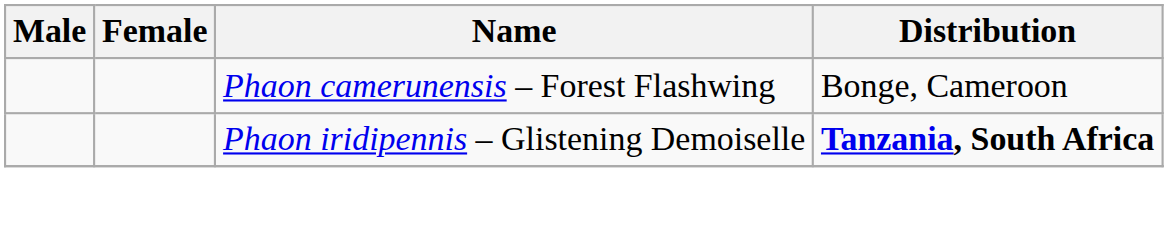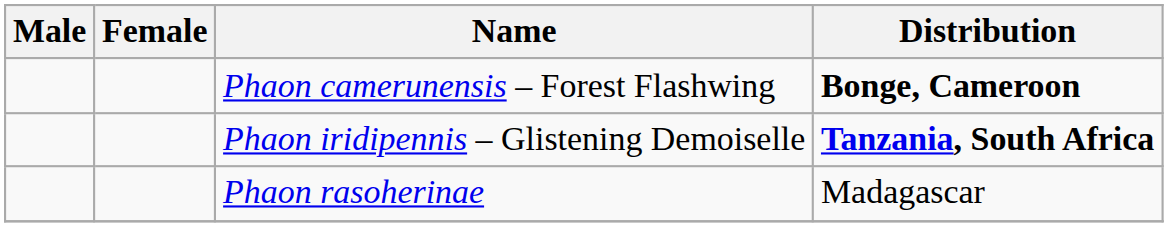(944, 85) normal -> (951, 85) bold
+ row: (354, 192)
